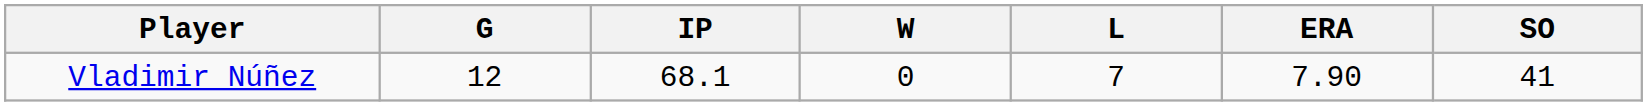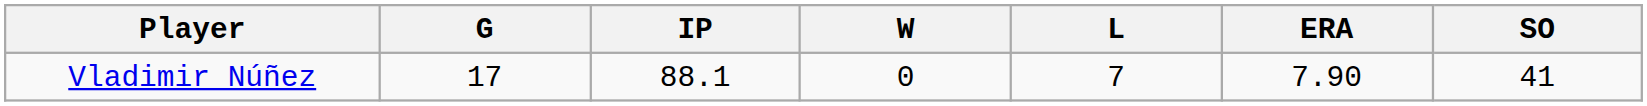(485, 77) 12 -> (485, 77) 17
(695, 77) 68.1 -> (695, 77) 88.1
